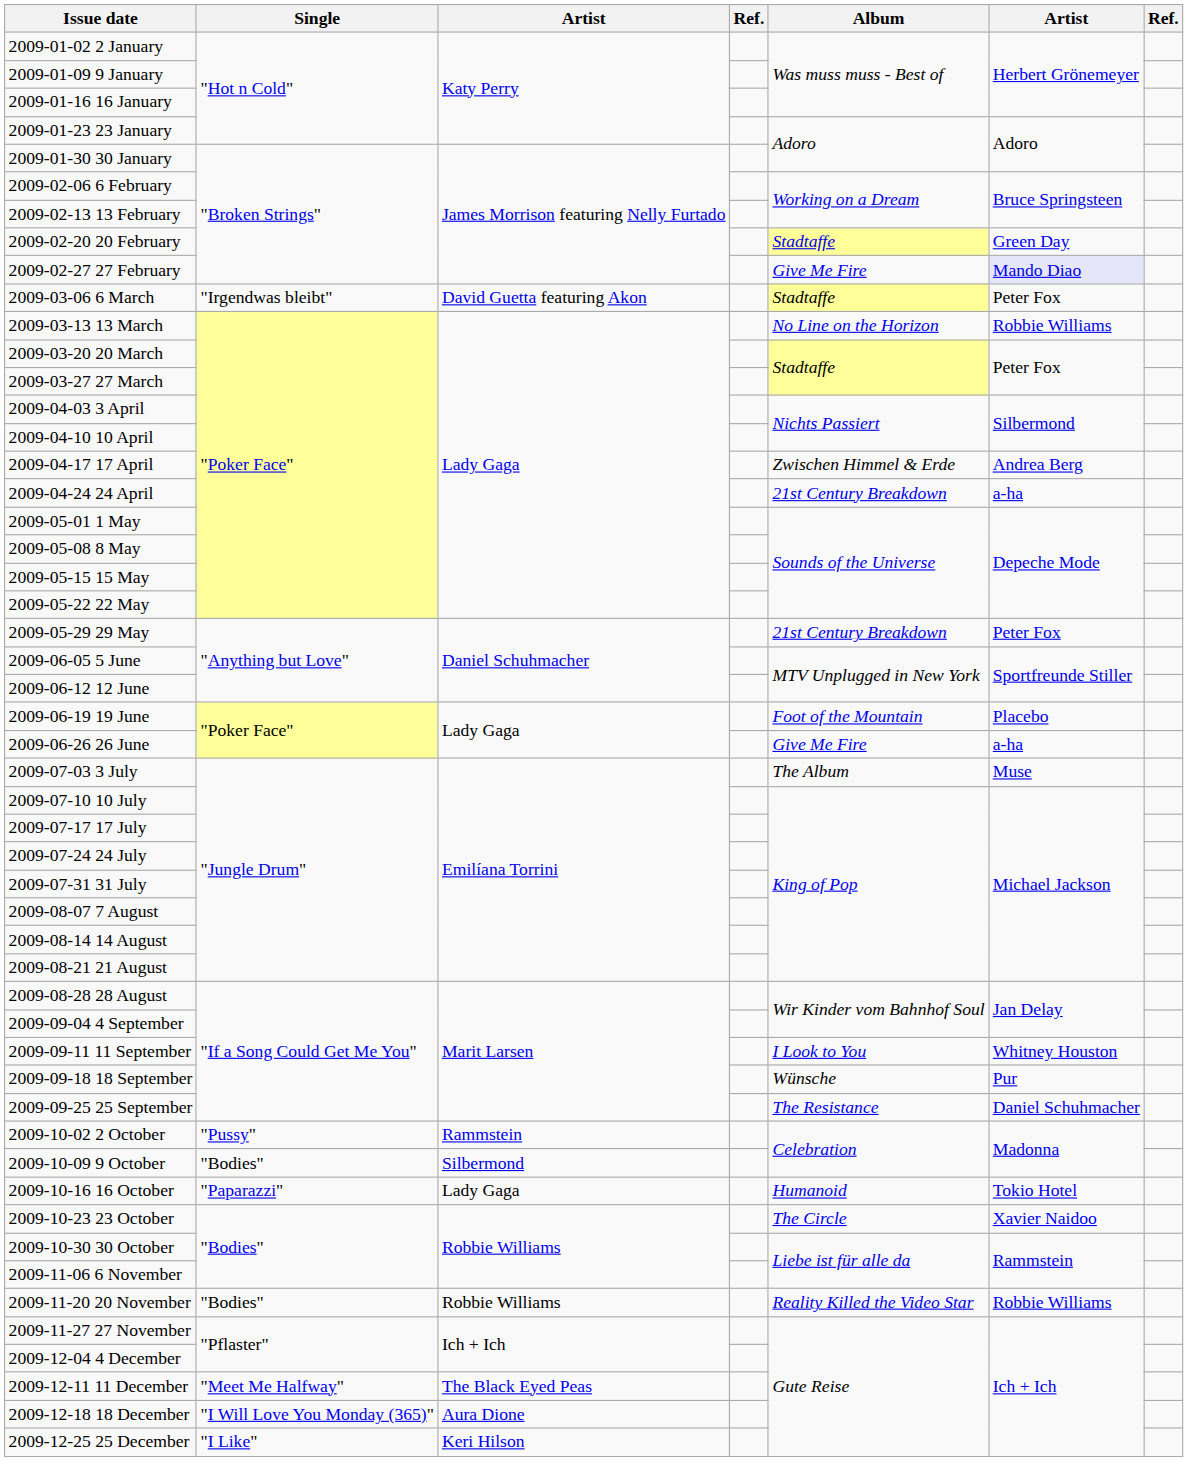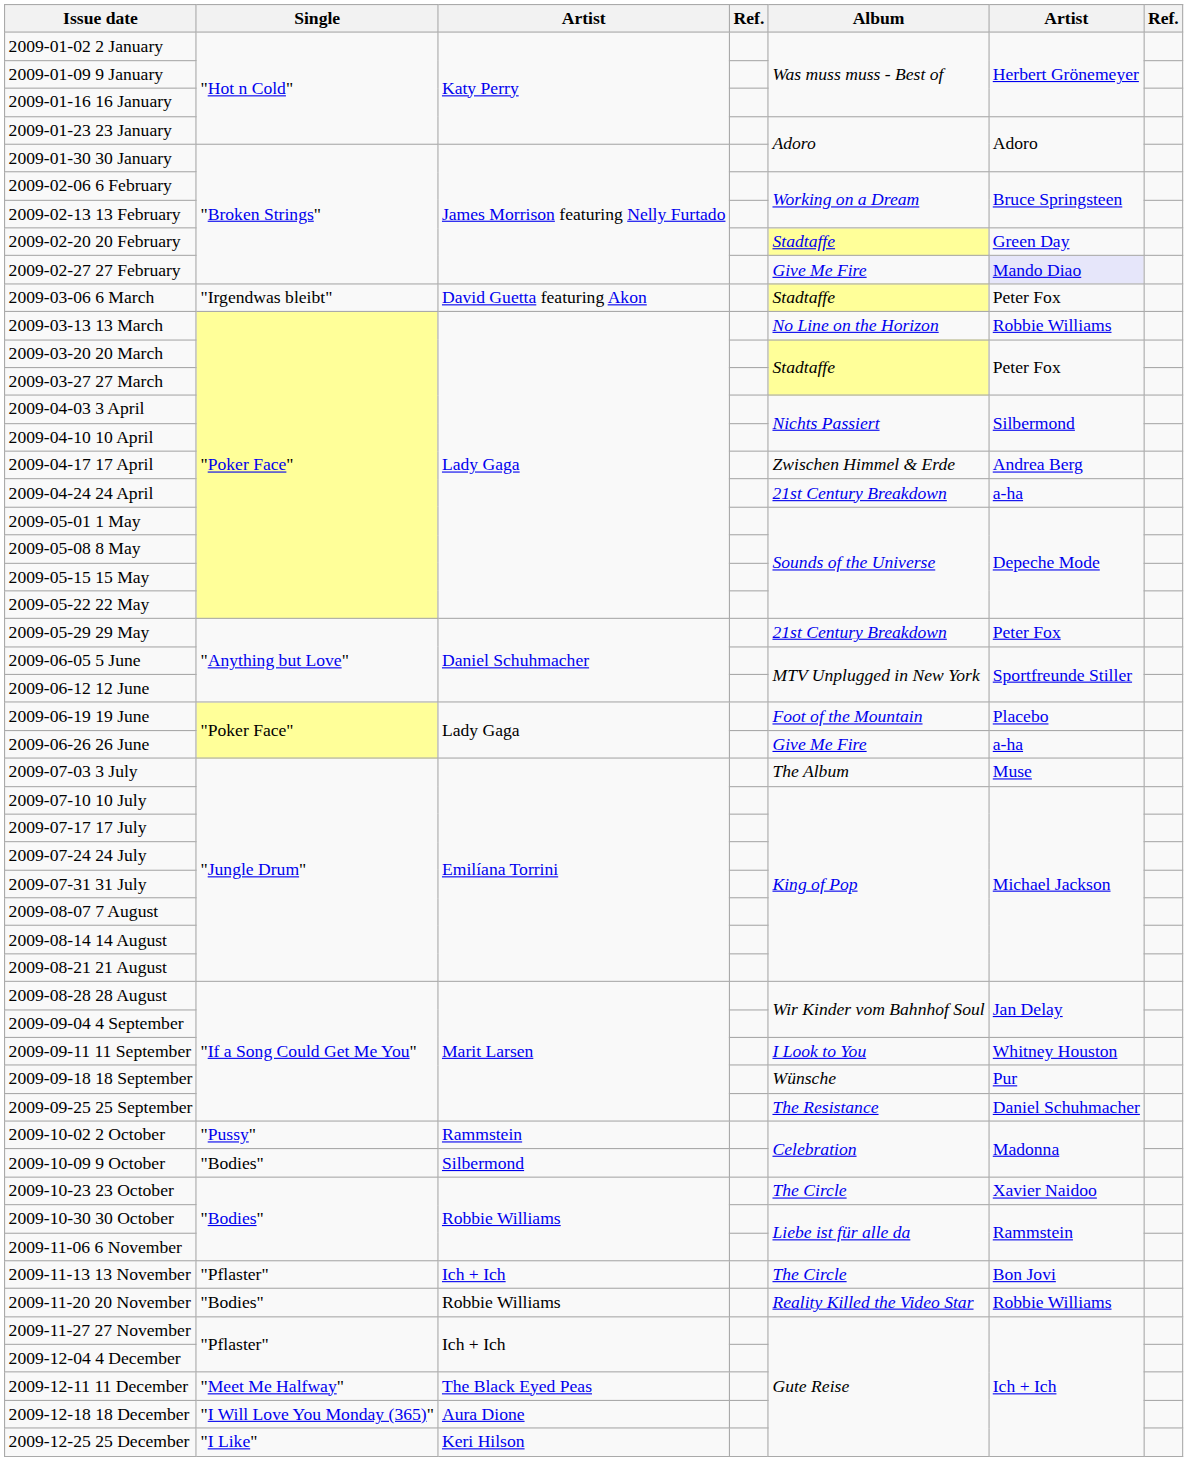- row: (91, 1190)
+ row: (100, 1274)
